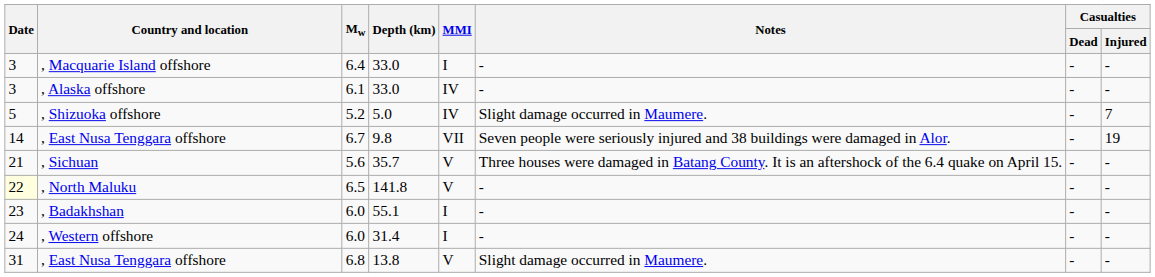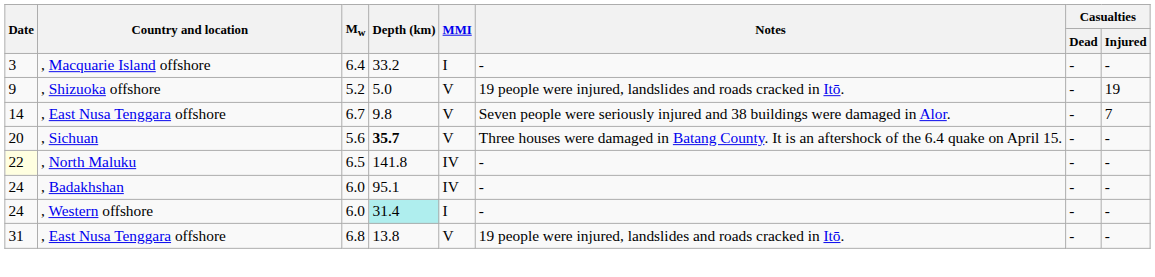(386, 65) 33.0 -> (386, 65) 33.2
- row: (93, 89)
(12, 114) 5 -> (12, 89) 9
(451, 114) IV -> (448, 89) V
(593, 114) Slight damage occurred in Maumere. -> (662, 89) 19 people were injured, landslides and roads cracked in Itō.
(1109, 114) 7 -> (1112, 89) 19
(453, 138) VII -> (448, 114) V
(1112, 138) 19 -> (1109, 114) 7
(16, 162) 21 -> (16, 138) 20
(386, 162) normal -> (386, 138) bold
(448, 187) V -> (451, 162) IV
(16, 211) 23 -> (16, 187) 24
(386, 211) 55.1 -> (386, 187) 95.1
(445, 211) I -> (451, 187) IV
(386, 235) no background -> (386, 211) paleturquoise background
(593, 260) Slight damage occurred in Maumere. -> (662, 235) 19 people were injured, landslides and roads cracked in Itō.
